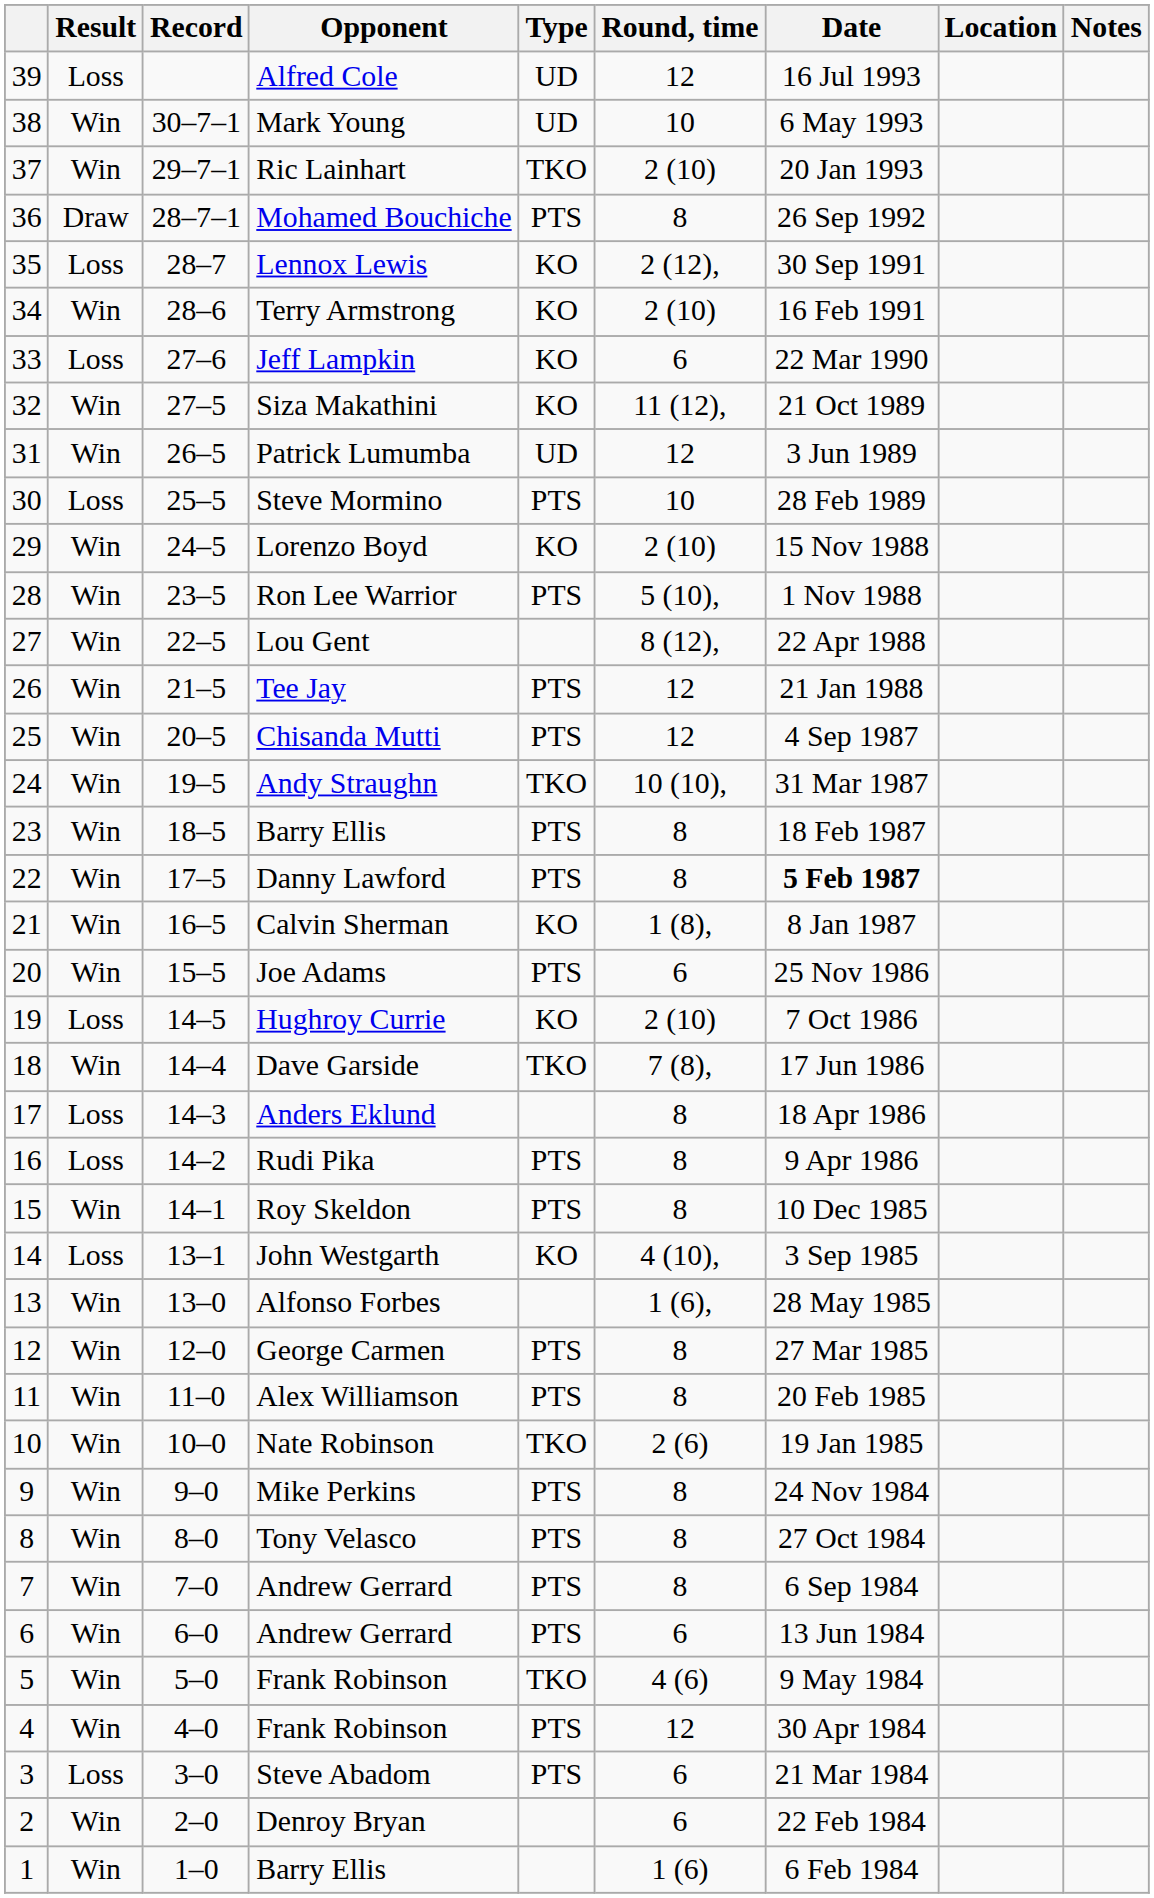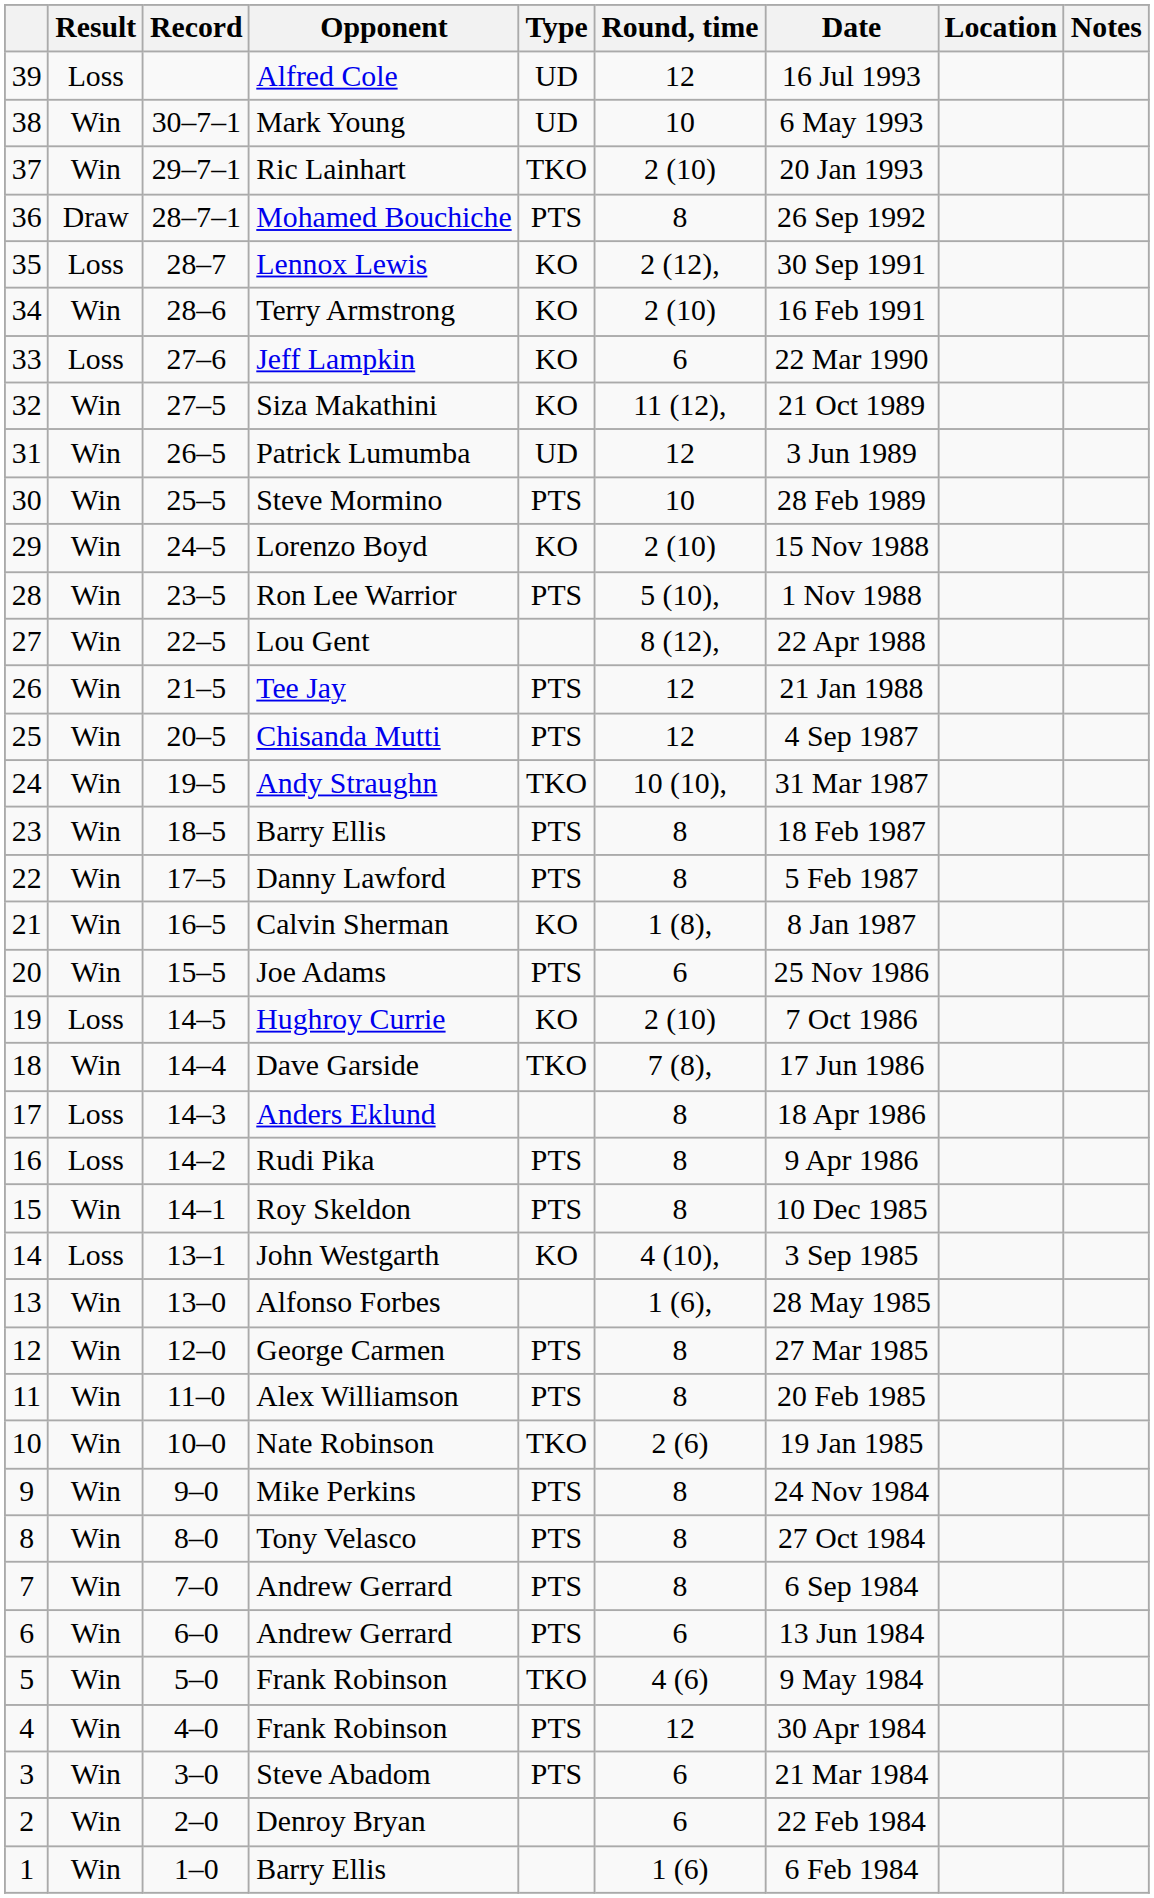(96, 500) Loss -> (96, 500) Win
(852, 877) bold -> (852, 877) normal
(96, 1774) Loss -> (96, 1774) Win
